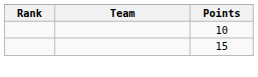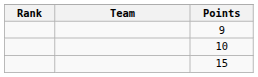+ row: (222, 30)
